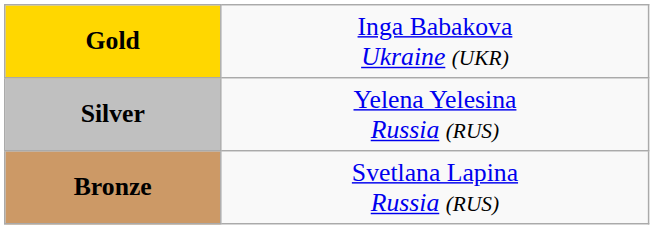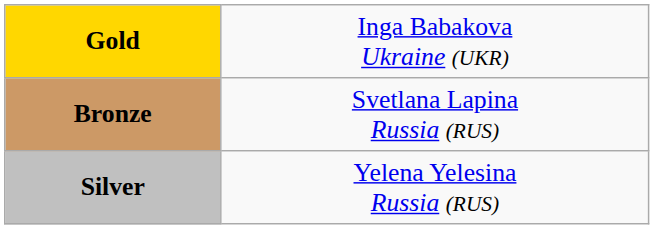rows swapped: (113, 113) <-> (113, 186)
